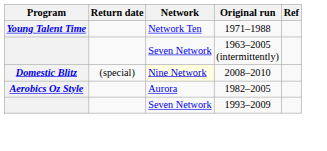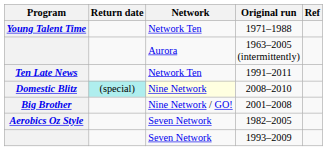(180, 50) Seven Network -> (163, 50) Aurora
+ row: (269, 72)
(117, 72) no background -> (117, 89) paleturquoise background
+ row: (269, 105)
(163, 89) Aurora -> (180, 121) Seven Network
